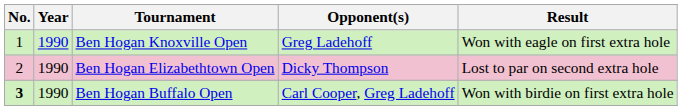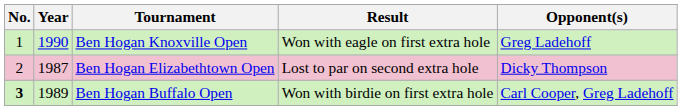columns swapped: (368, 17) <-> (568, 17)
(53, 67) 1990 -> (53, 67) 1987
(53, 93) 1990 -> (53, 93) 1989
